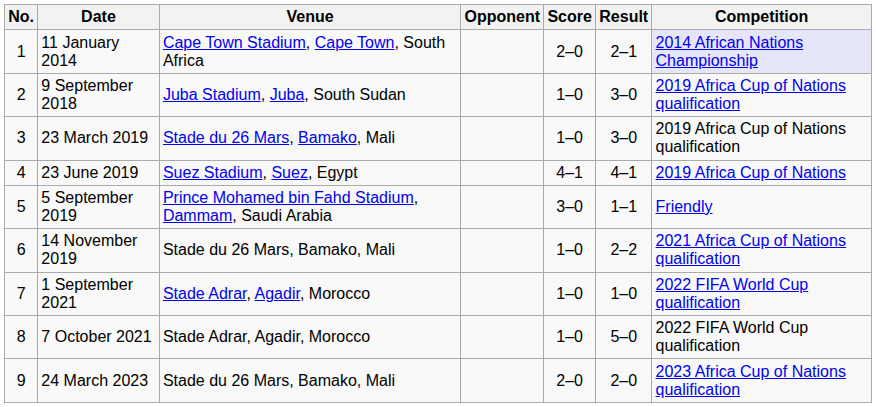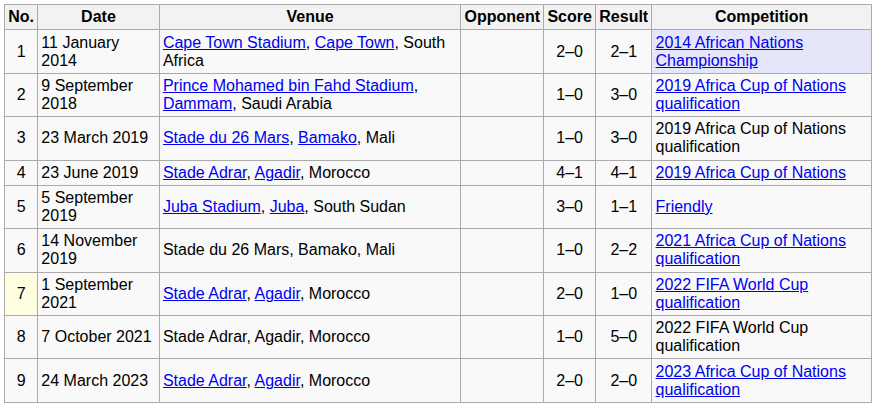(284, 94) Juba Stadium, Juba, South Sudan -> (291, 94) Prince Mohamed bin Fahd Stadium, Dammam, Saudi Arabia
(260, 172) Suez Stadium, Suez, Egypt -> (267, 172) Stade Adrar, Agadir, Morocco
(291, 207) Prince Mohamed bin Fahd Stadium, Dammam, Saudi Arabia -> (284, 207) Juba Stadium, Juba, South Sudan
(21, 293) no background -> (21, 293) lightyellow background
(570, 293) 1–0 -> (570, 293) 2–0
(279, 380) Stade du 26 Mars, Bamako, Mali -> (267, 380) Stade Adrar, Agadir, Morocco
